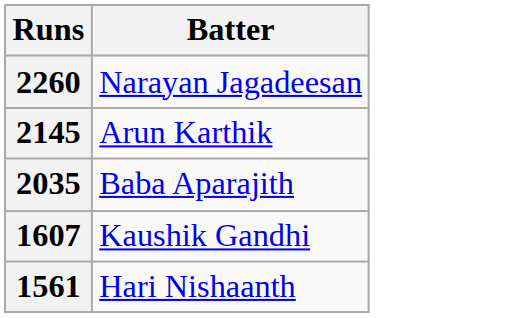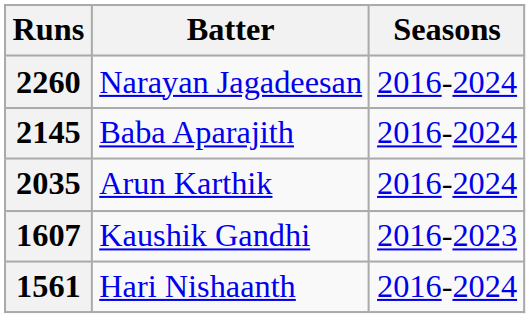+ column: (447, 30)
(186, 132) Arun Karthik -> (197, 132) Baba Aparajith
(197, 183) Baba Aparajith -> (186, 183) Arun Karthik
